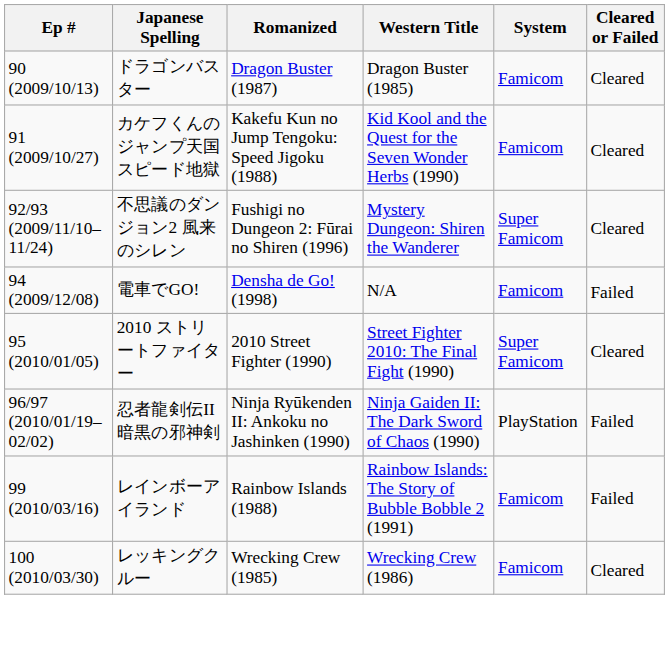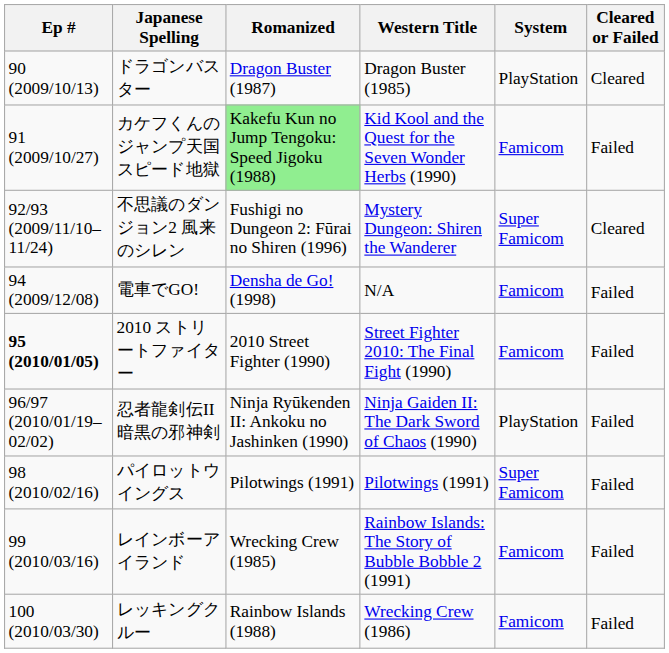(531, 78) Famicom -> (538, 78) PlayStation
(284, 147) no background -> (283, 147) lightgreen background
(617, 149) Cleared -> (612, 147) Failed
(54, 351) normal -> (54, 351) bold
(531, 351) Super Famicom -> (531, 351) Famicom
(617, 351) Cleared -> (612, 351) Failed
+ row: (168, 481)
(289, 498) Rainbow Islands (1988) -> (284, 551) Wrecking Crew (1985)
(286, 567) Wrecking Crew (1985) -> (288, 621) Rainbow Islands (1988)
(617, 570) Cleared -> (612, 623) Failed
